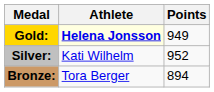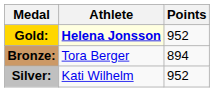(178, 35) 949 -> (178, 35) 952
rows swapped: (32, 55) <-> (32, 76)
